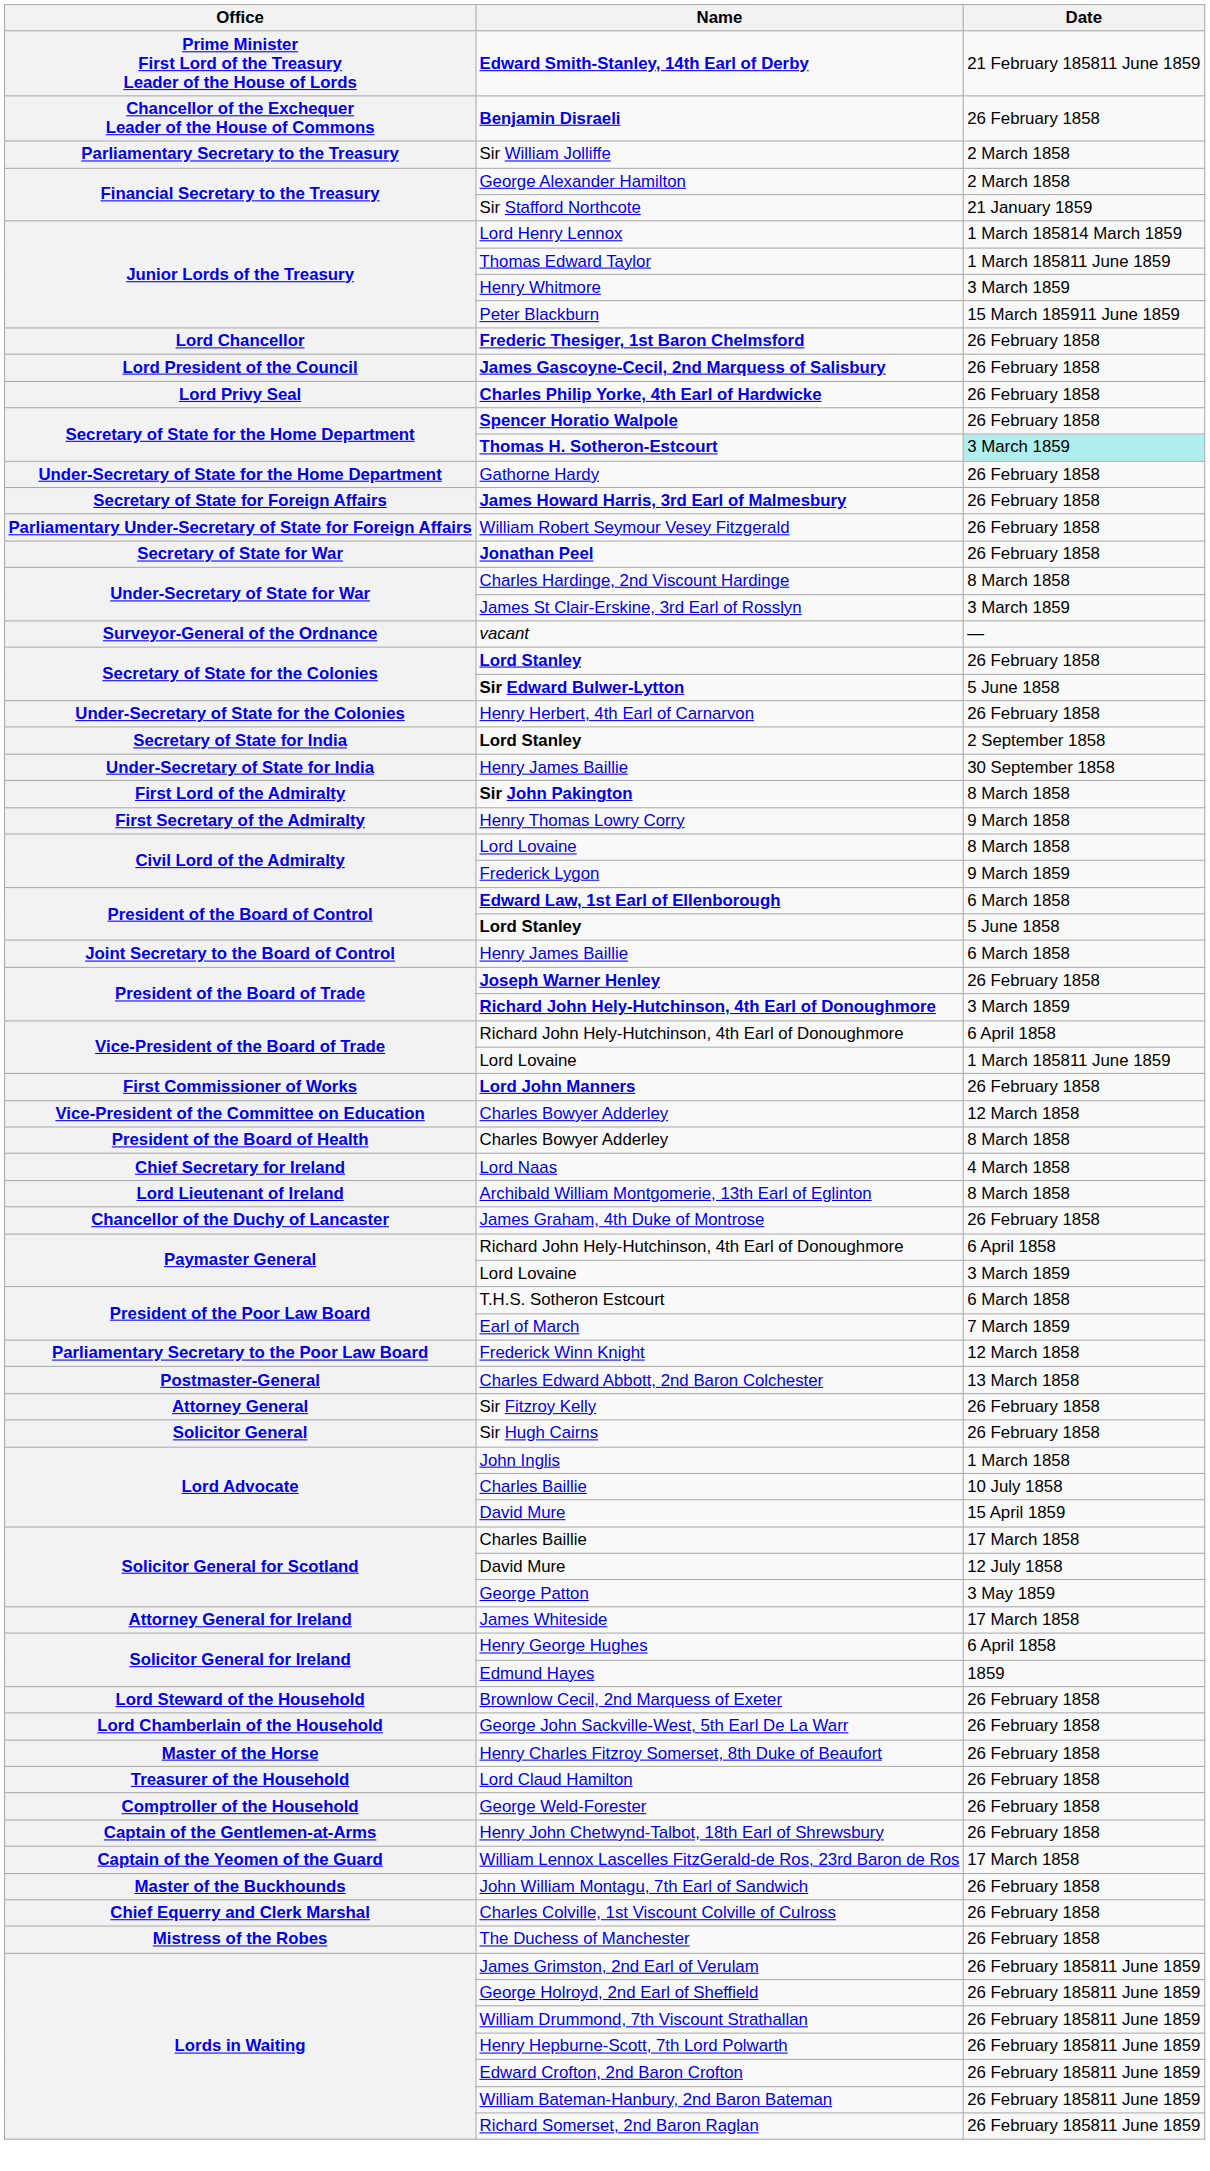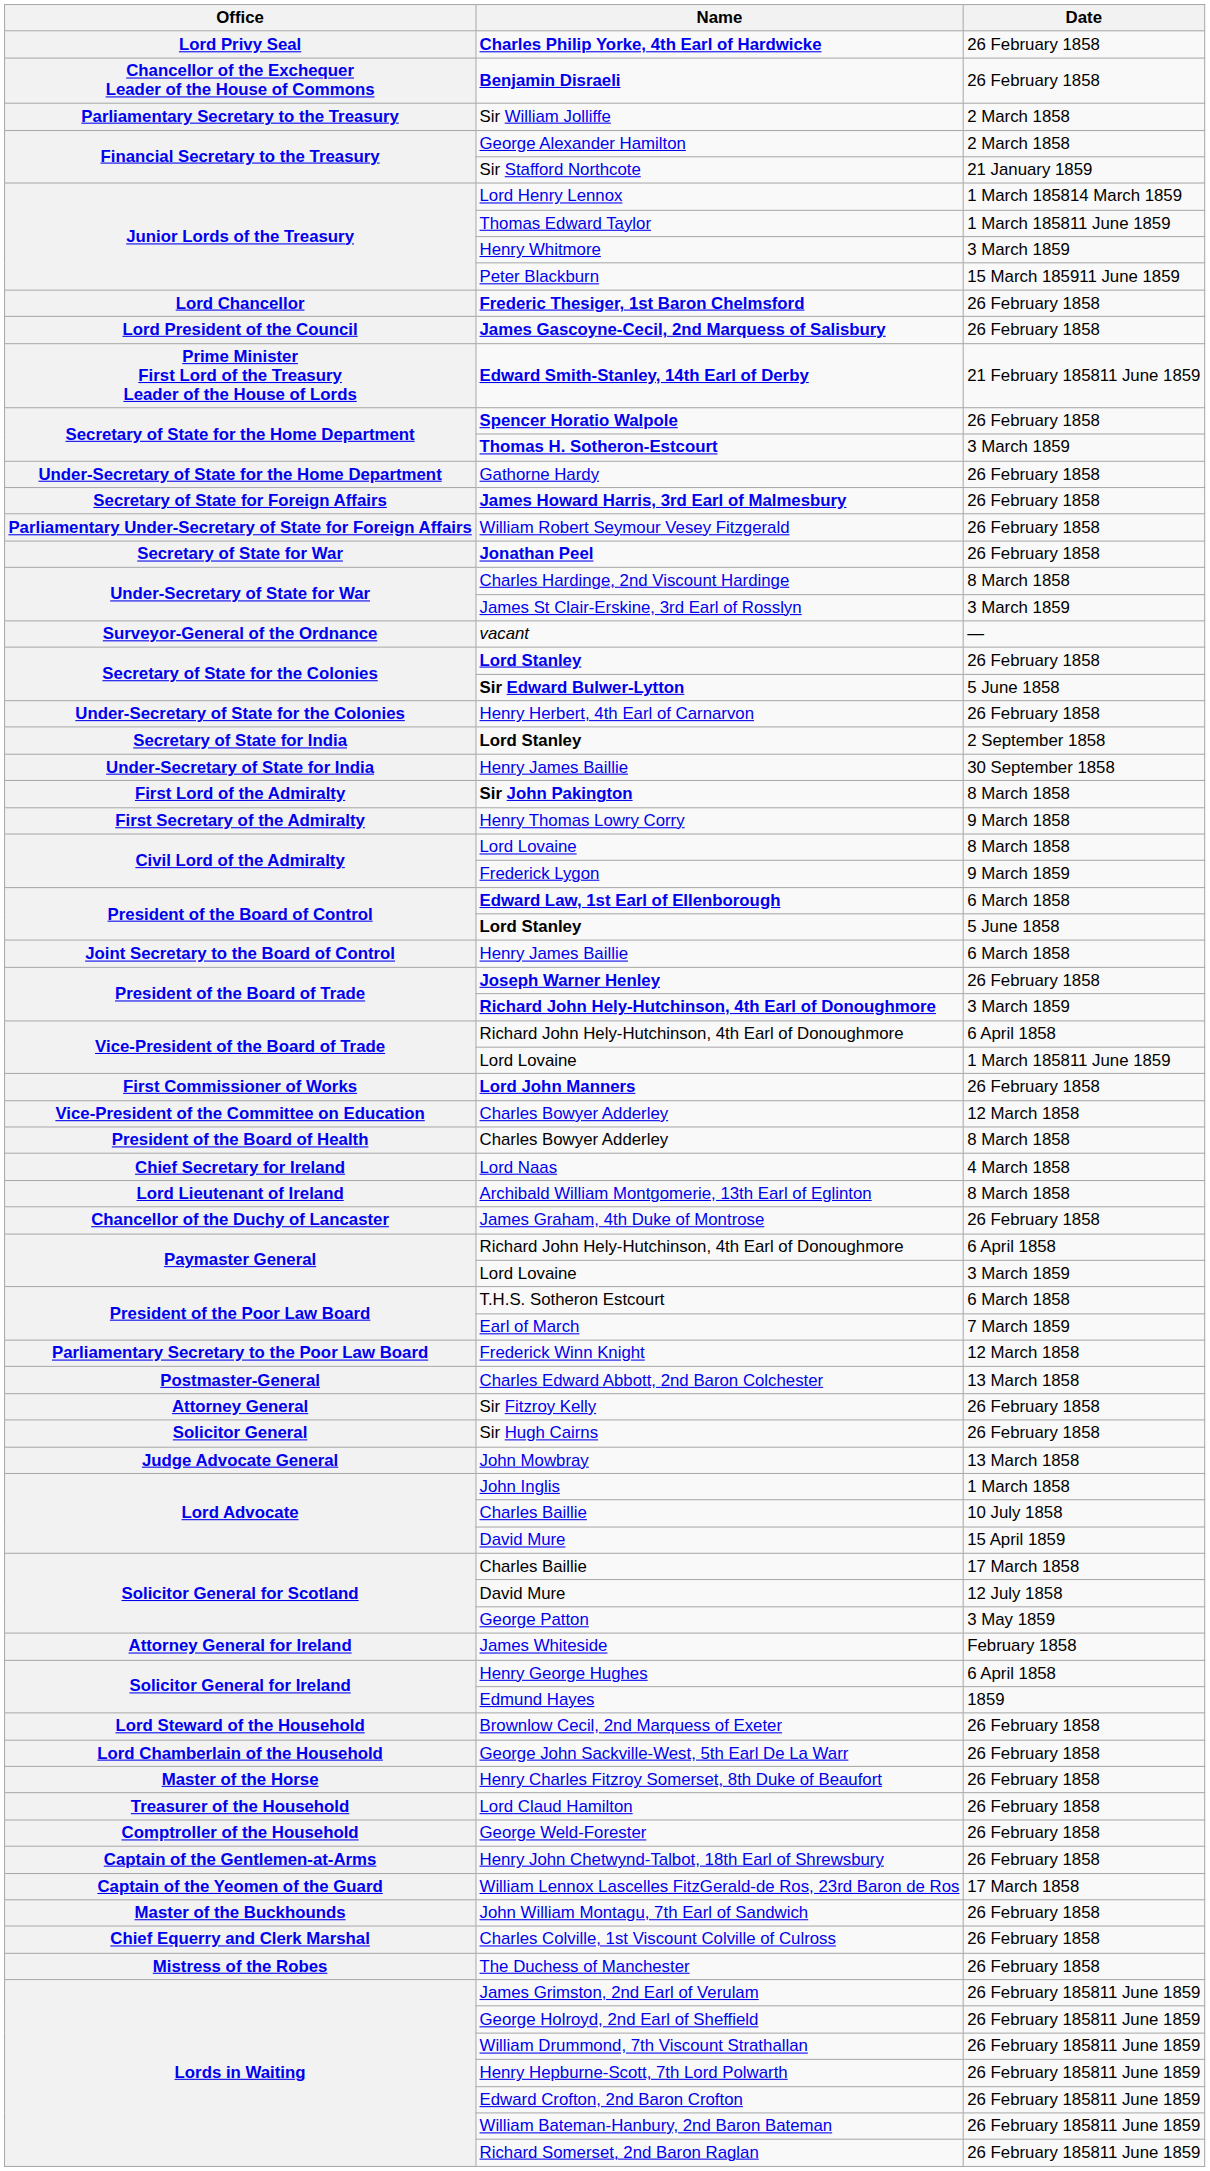rows swapped: (240, 63) <-> (240, 394)
(1019, 447) paleturquoise background -> (1019, 447) no background
+ row: (240, 1459)
(1023, 1619) 17 March 1858 -> (1022, 1646) February 1858
